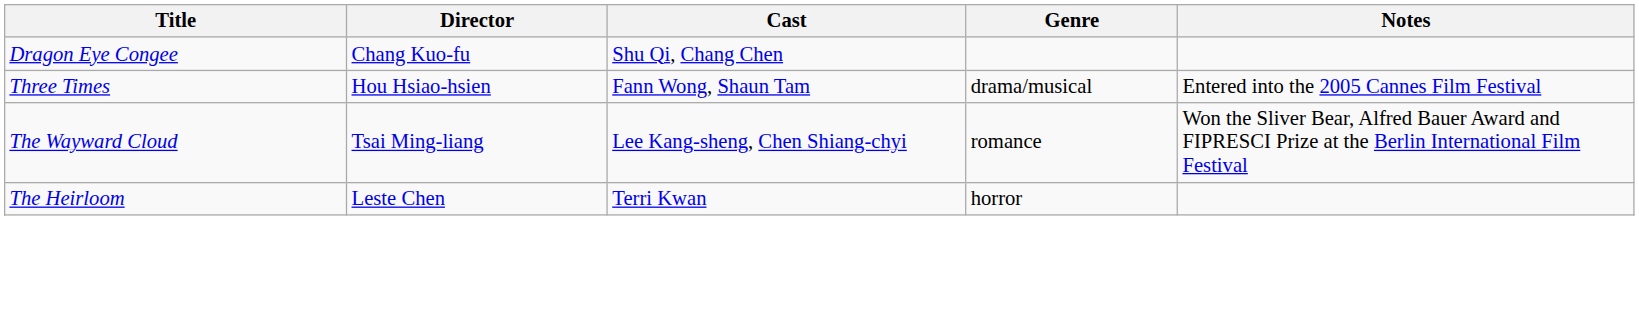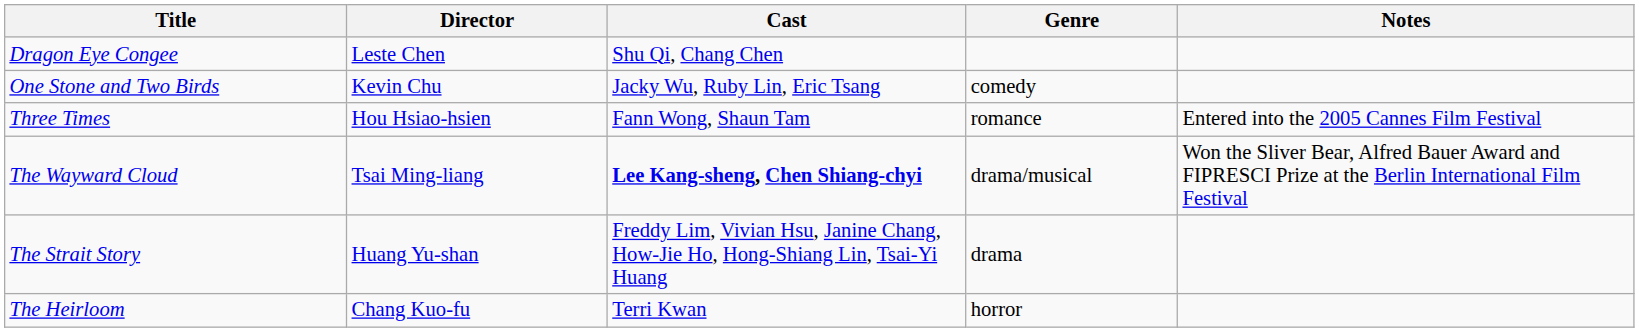(411, 53) Chang Kuo-fu -> (398, 53) Leste Chen
+ row: (114, 86)
(1031, 86) drama/musical -> (1006, 119) romance
(760, 142) normal -> (767, 175) bold
(1006, 142) romance -> (1031, 175) drama/musical
+ row: (75, 254)
(398, 198) Leste Chen -> (411, 310) Chang Kuo-fu
